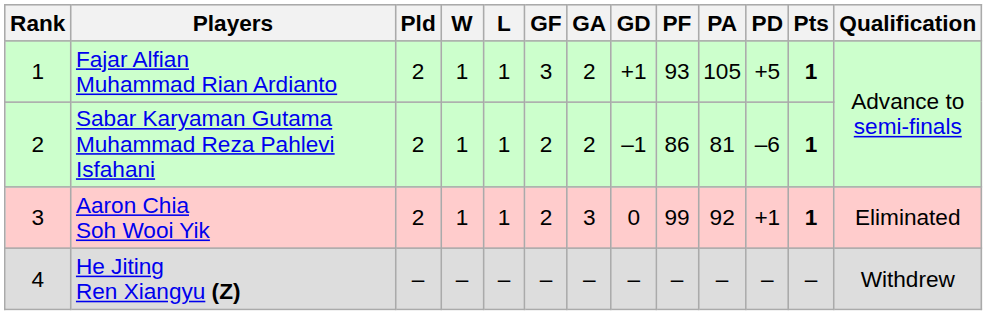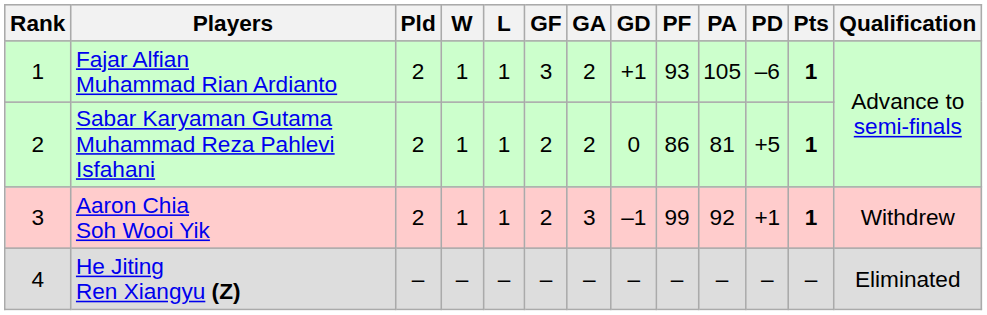(767, 71) +5 -> (767, 71) –6
(634, 145) –1 -> (634, 145) 0
(767, 145) –6 -> (767, 145) +5
(634, 218) 0 -> (634, 218) –1
(908, 218) Eliminated -> (908, 218) Withdrew
(908, 279) Withdrew -> (908, 279) Eliminated
